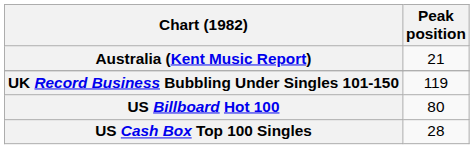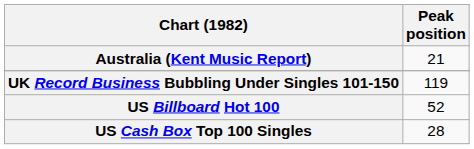(436, 107) 80 -> (436, 107) 52
